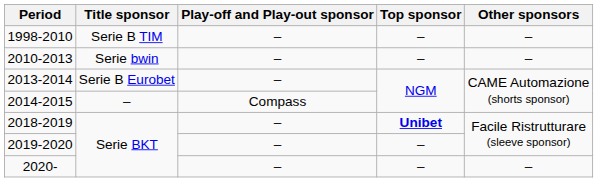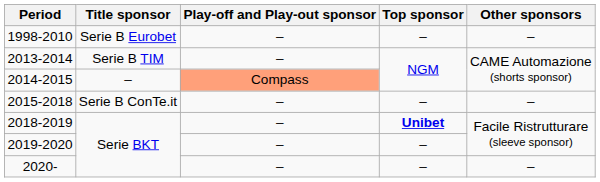(127, 36) Serie B TIM -> (128, 36) Serie B Eurobet
- row: (40, 58)
(127, 79) Serie B Eurobet -> (128, 58) Serie B TIM
(277, 101) no background -> (280, 79) lightsalmon background
+ row: (40, 101)
